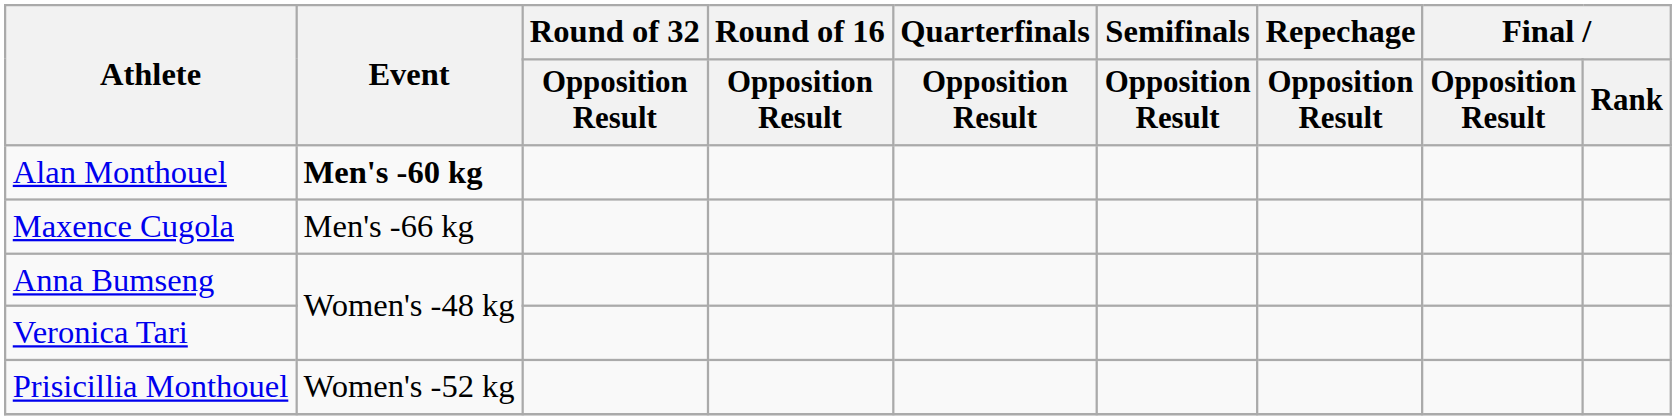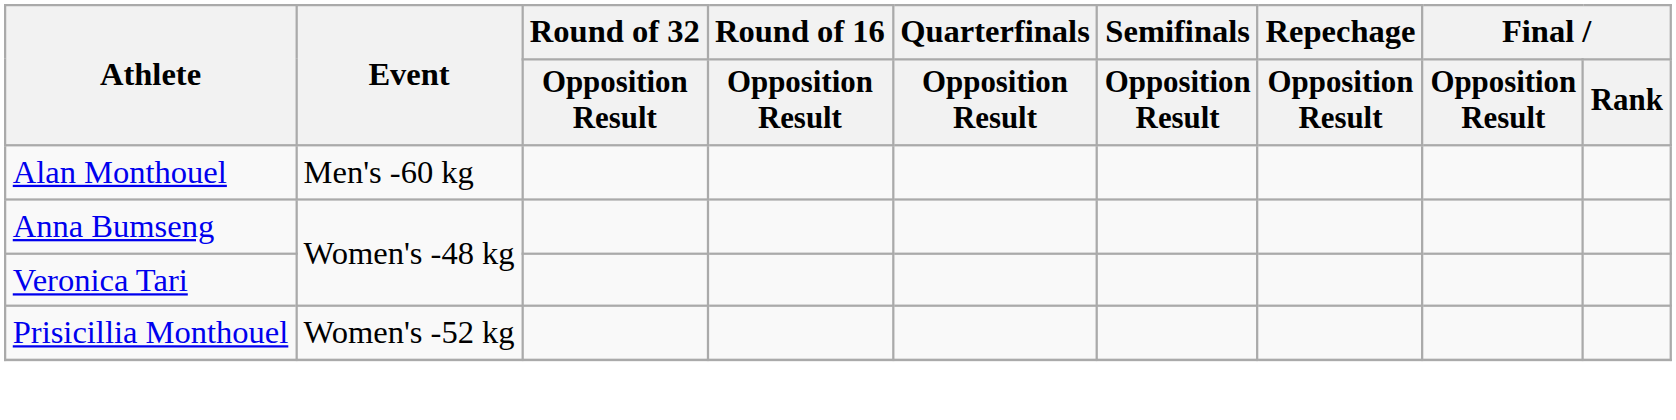(393, 172) bold -> (389, 172) normal
- row: (123, 226)
